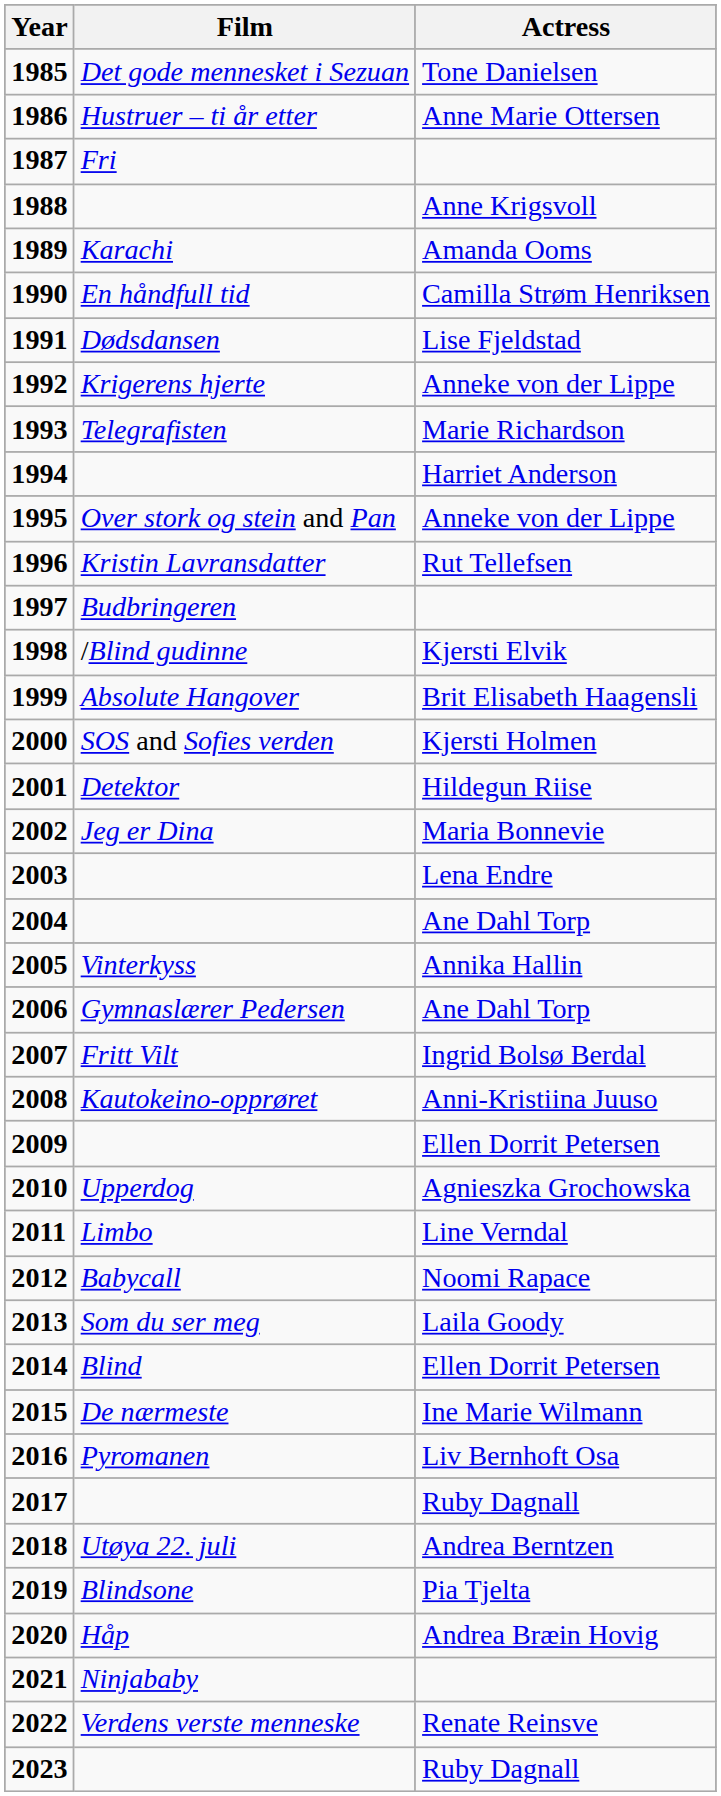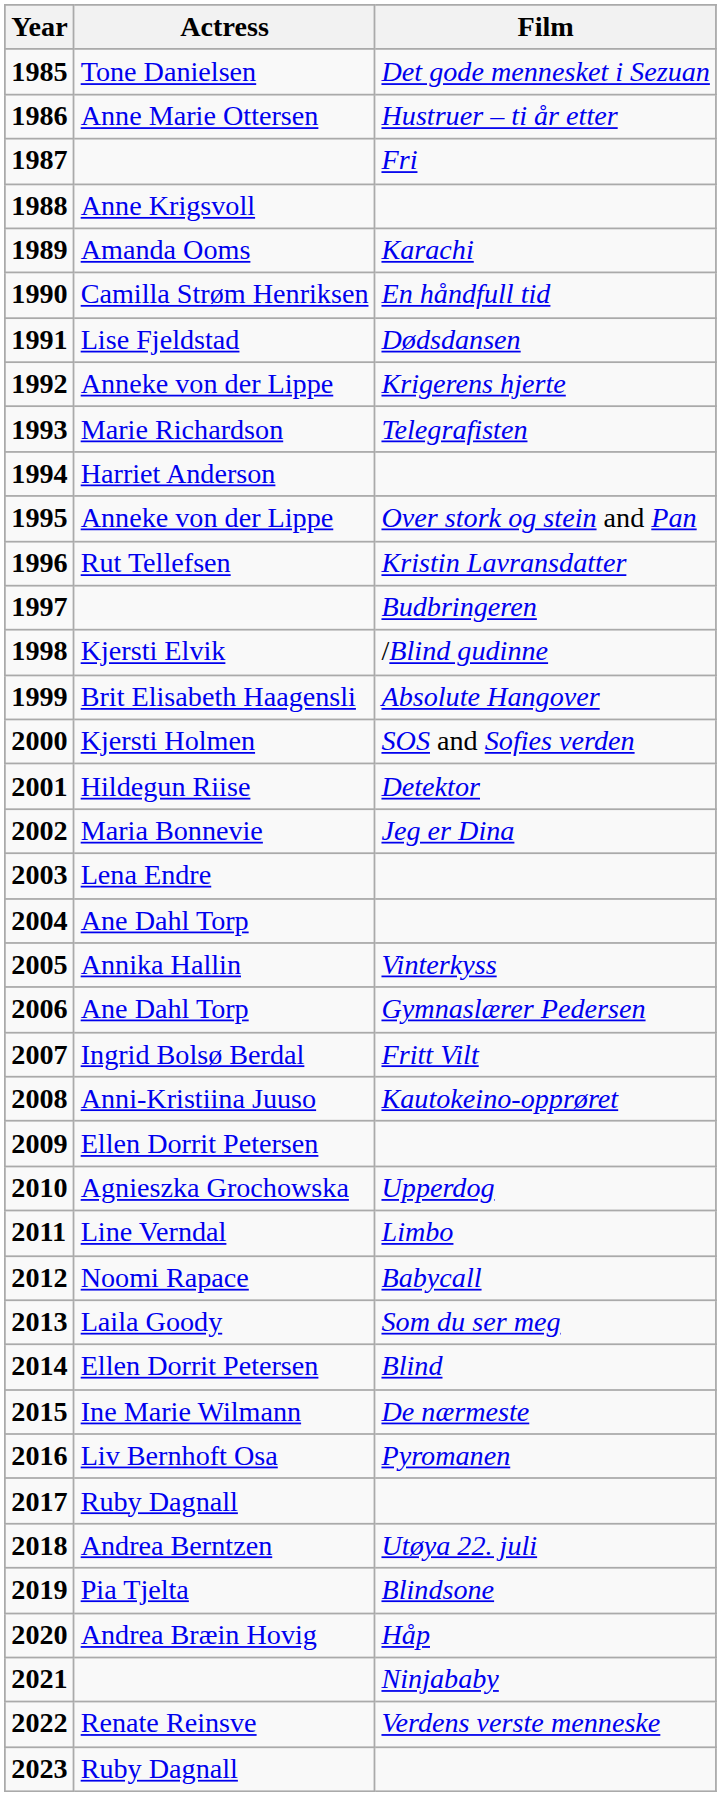columns swapped: (566, 26) <-> (245, 26)
